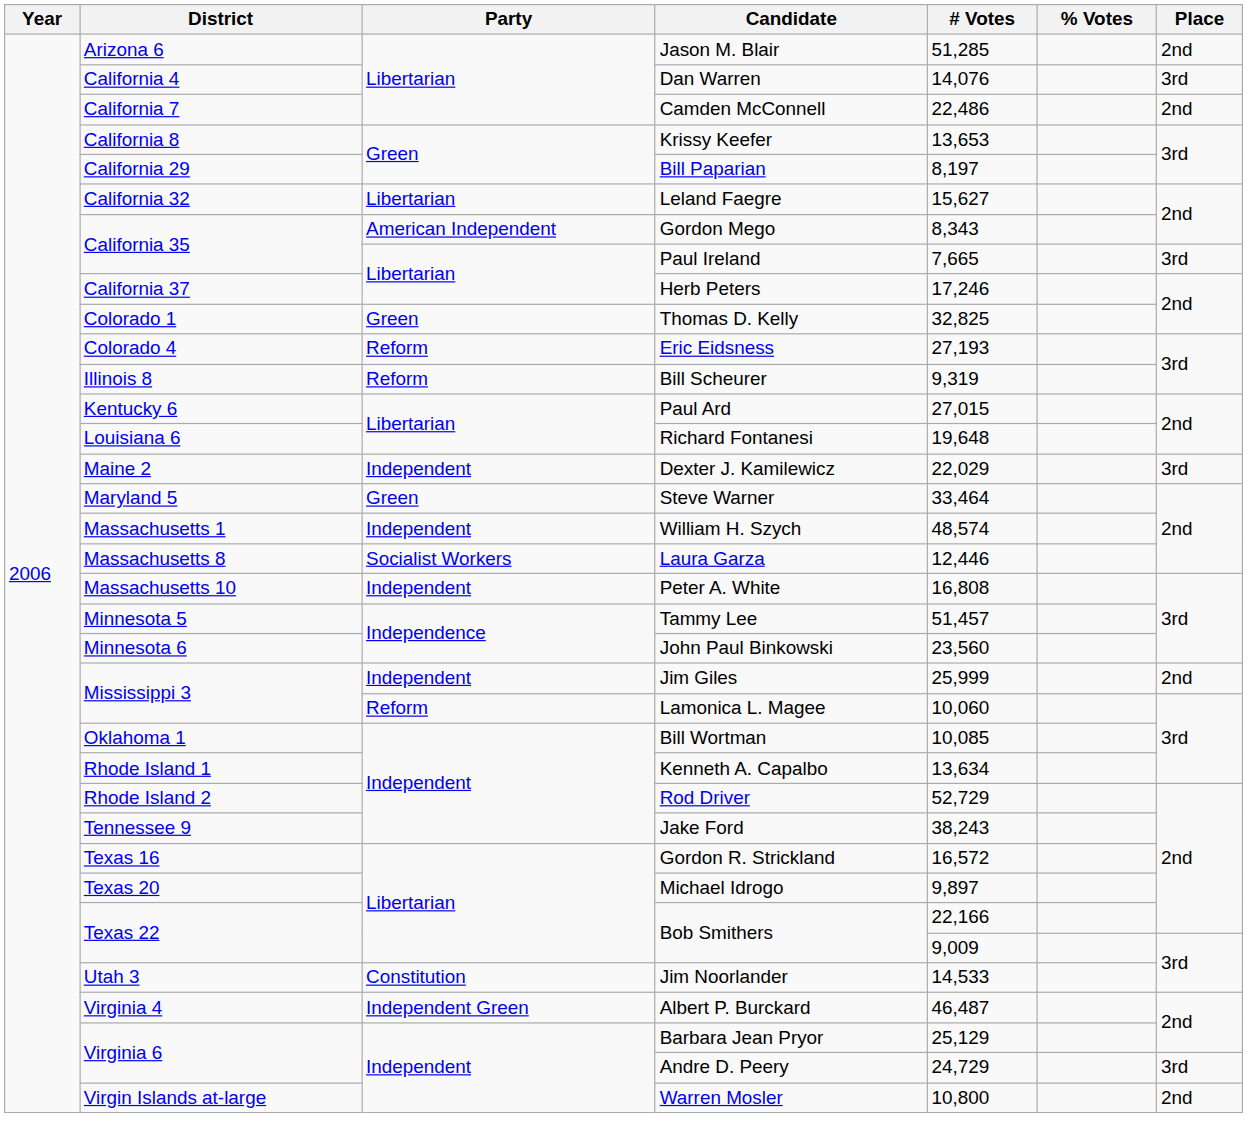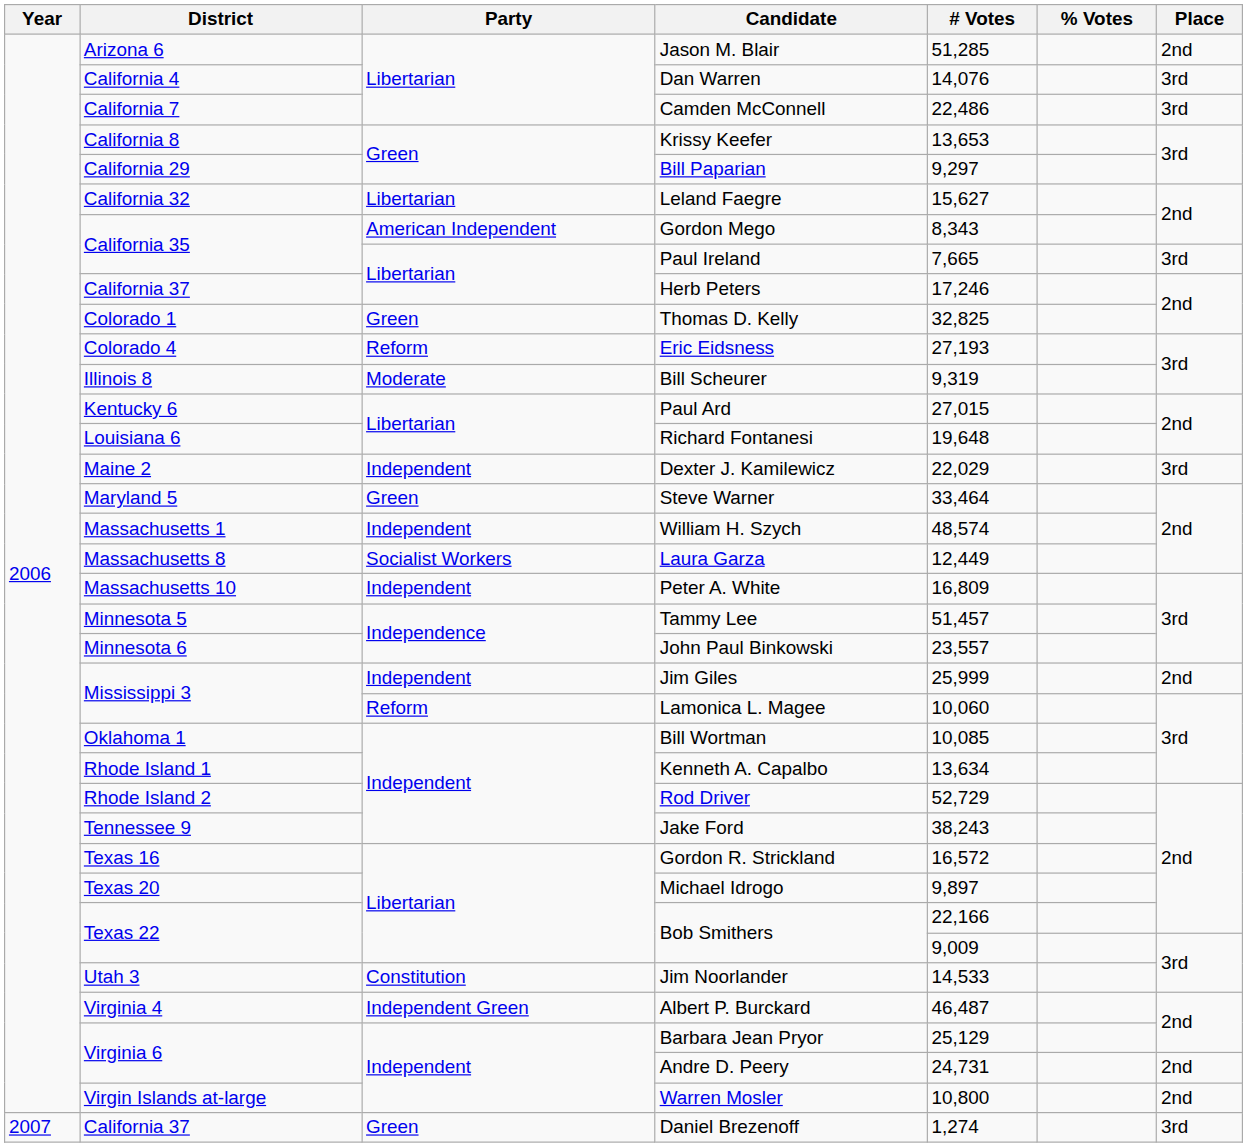(1177, 109) 2nd -> (1175, 109) 3rd
(955, 169) 8,197 -> (955, 169) 9,297
(397, 378) Reform -> (406, 378) Moderate
(960, 558) 12,446 -> (960, 558) 12,449
(960, 588) 16,808 -> (960, 588) 16,809
(960, 648) 23,560 -> (960, 648) 23,557
(960, 1067) 24,729 -> (960, 1067) 24,731
(1175, 1067) 3rd -> (1177, 1067) 2nd
+ row: (137, 1127)
